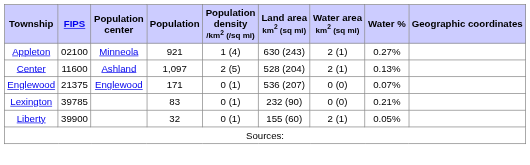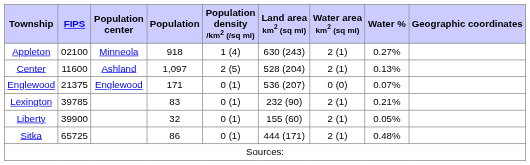(175, 52) 921 -> (175, 52) 918
(338, 102) 0 (0) -> (338, 102) 2 (1)
+ row: (31, 135)
